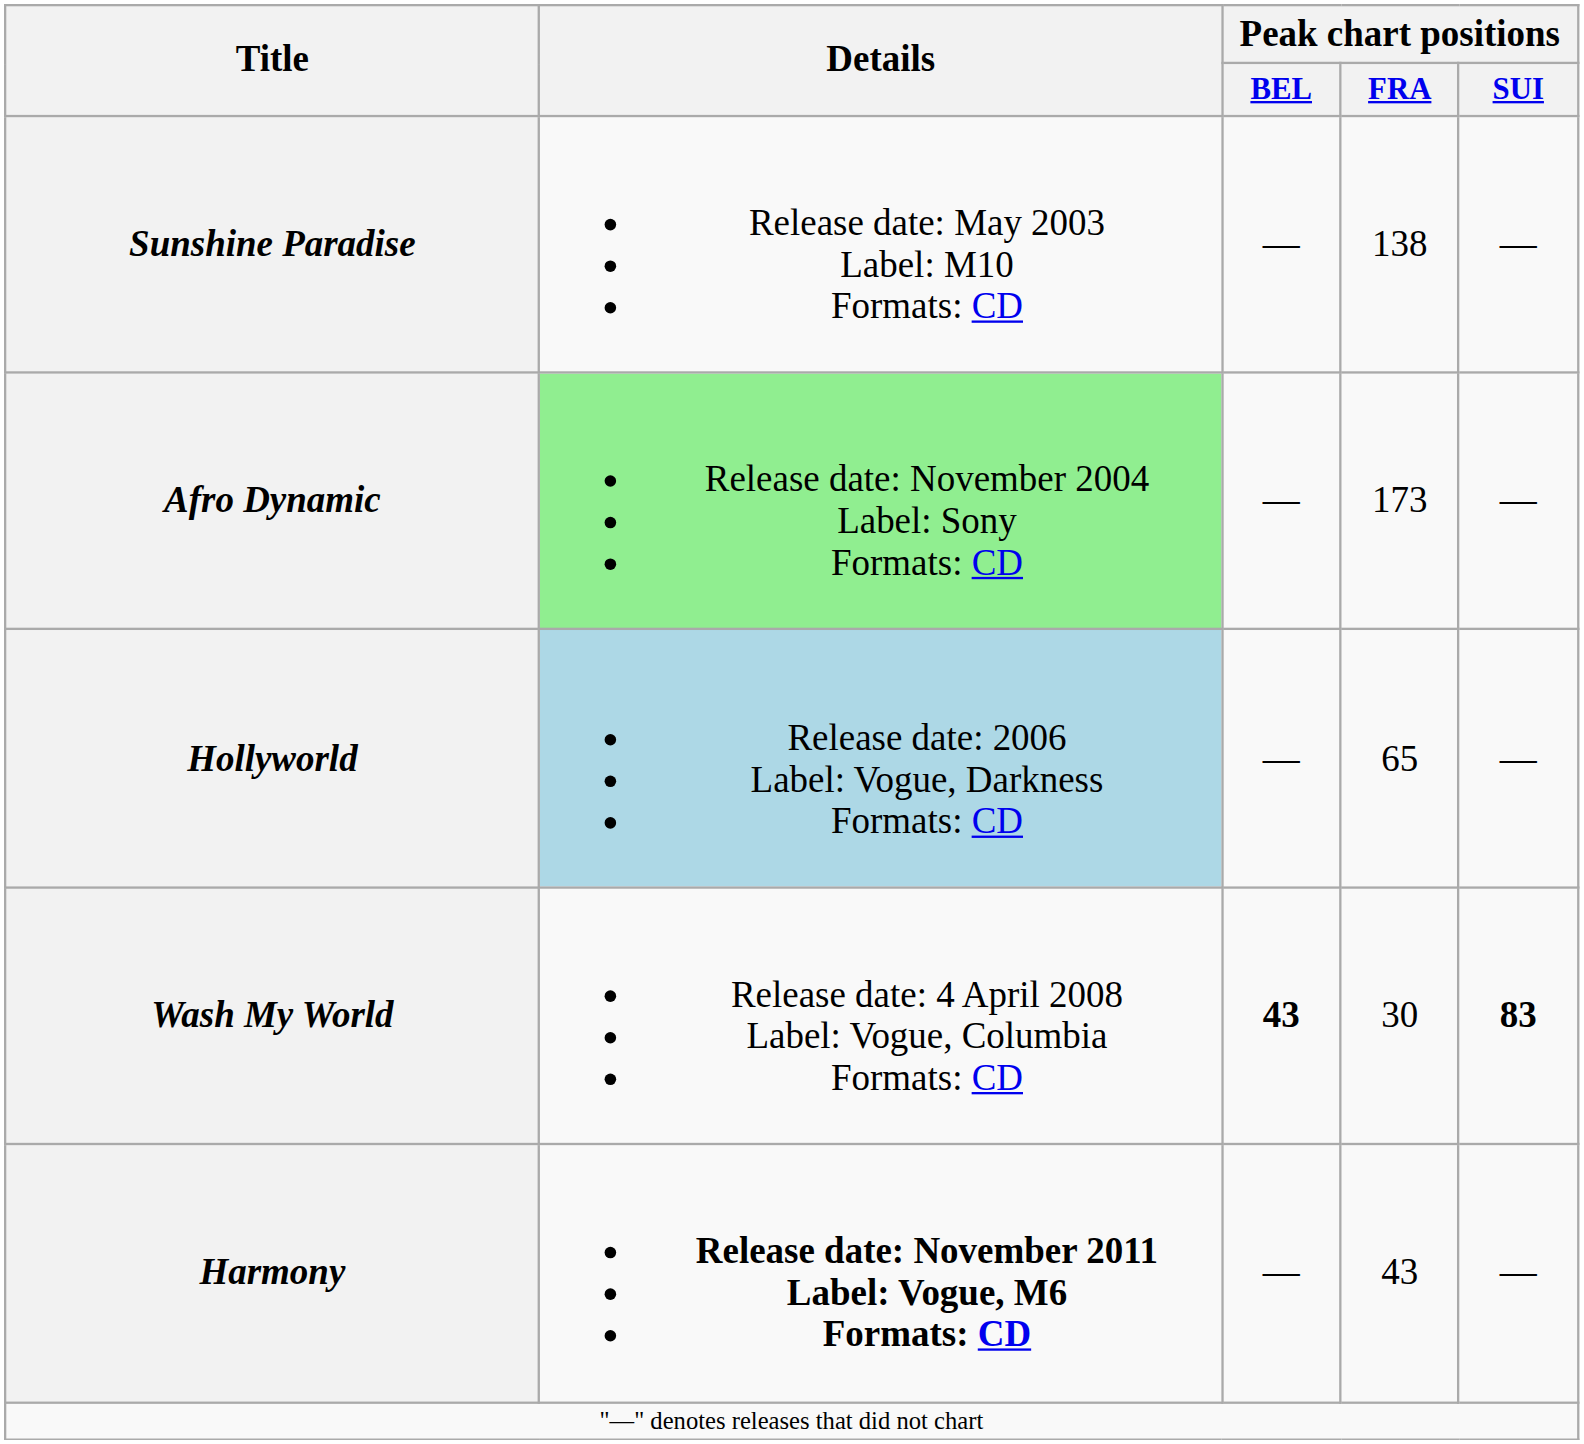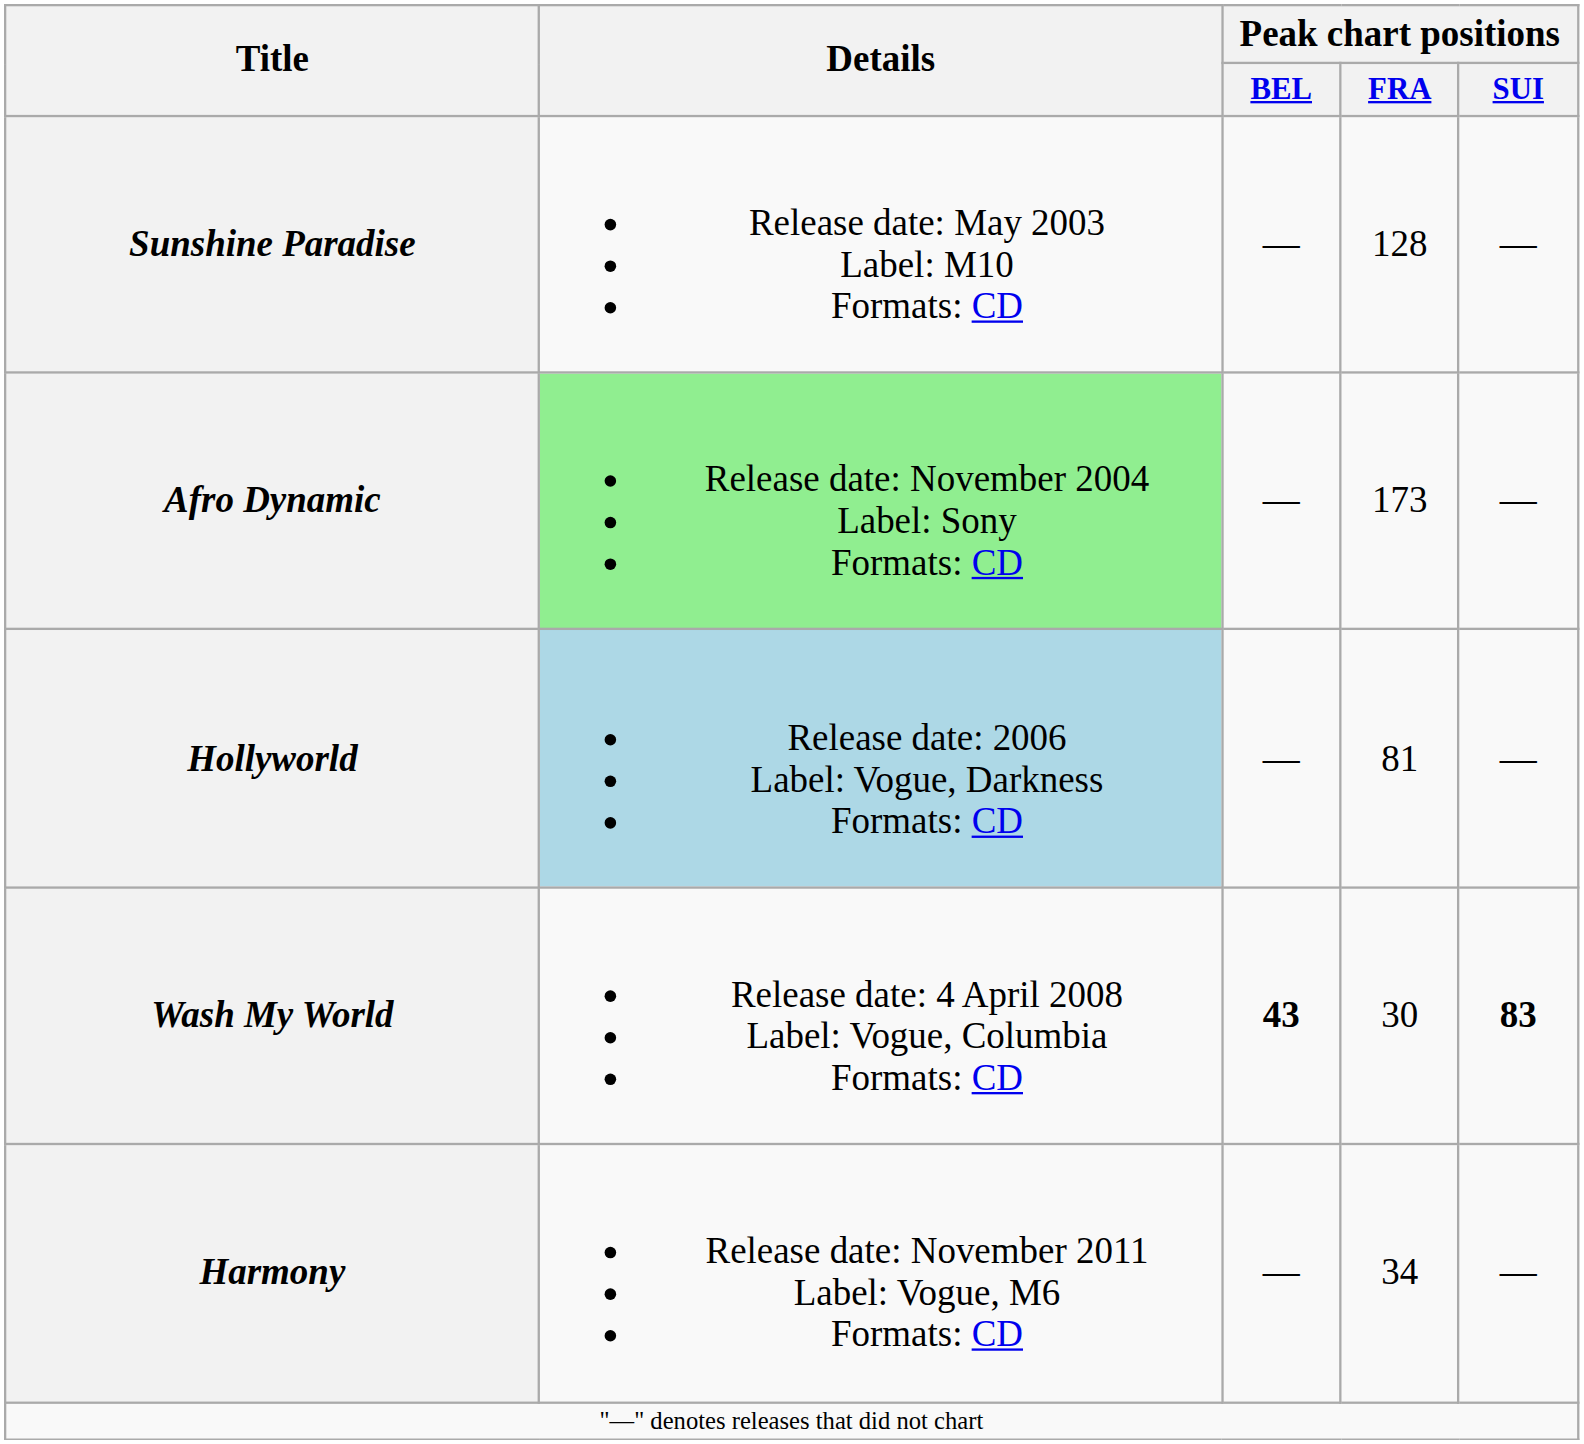(1400, 243) 138 -> (1400, 243) 128
(1400, 757) 65 -> (1400, 757) 81
(881, 1294) bold -> (881, 1294) normal
(1400, 1272) 43 -> (1400, 1272) 34
